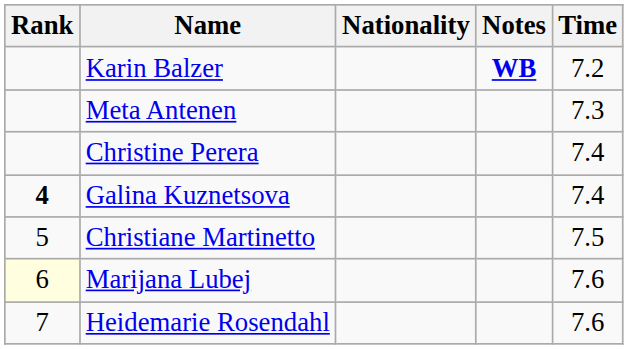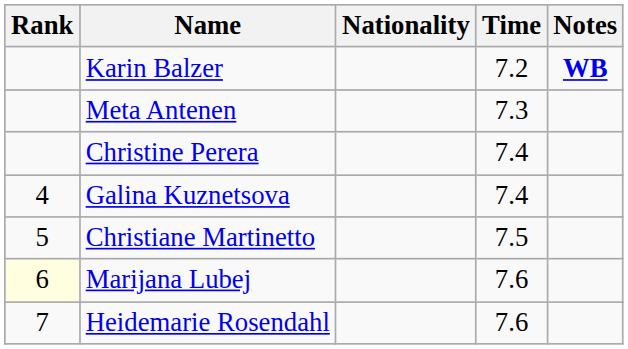columns swapped: (588, 25) <-> (514, 25)
(42, 195) bold -> (42, 195) normal
